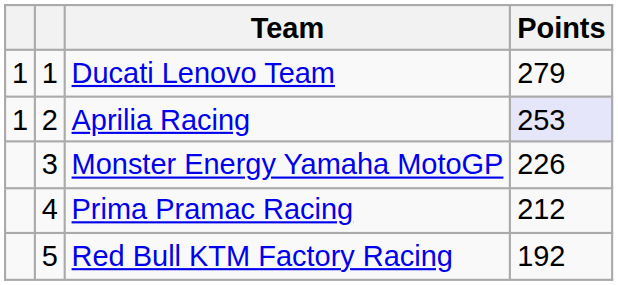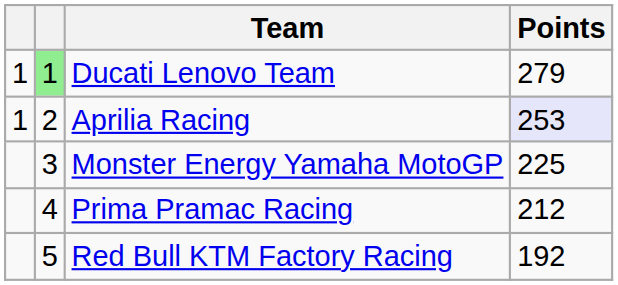(50, 73) no background -> (50, 73) lightgreen background
(541, 164) 226 -> (541, 164) 225
